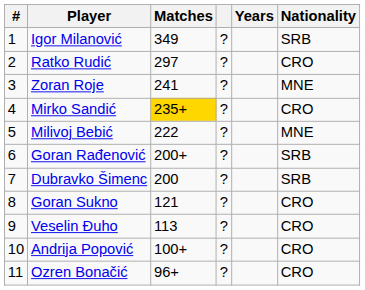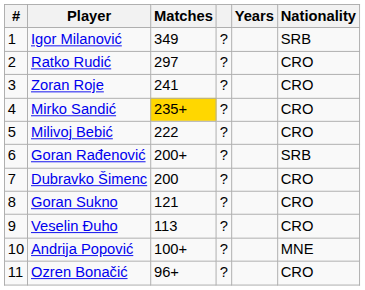(297, 86) MNE -> (297, 86) CRO
(297, 132) MNE -> (297, 132) CRO
(296, 179) SRB -> (297, 179) CRO
(297, 249) CRO -> (297, 249) MNE
